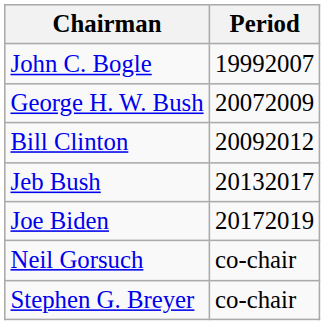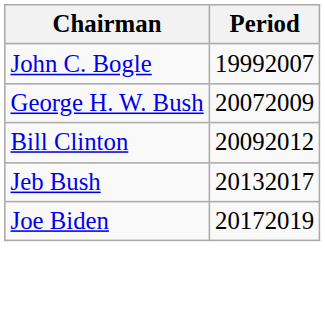- row: (77, 260)
- row: (102, 299)
